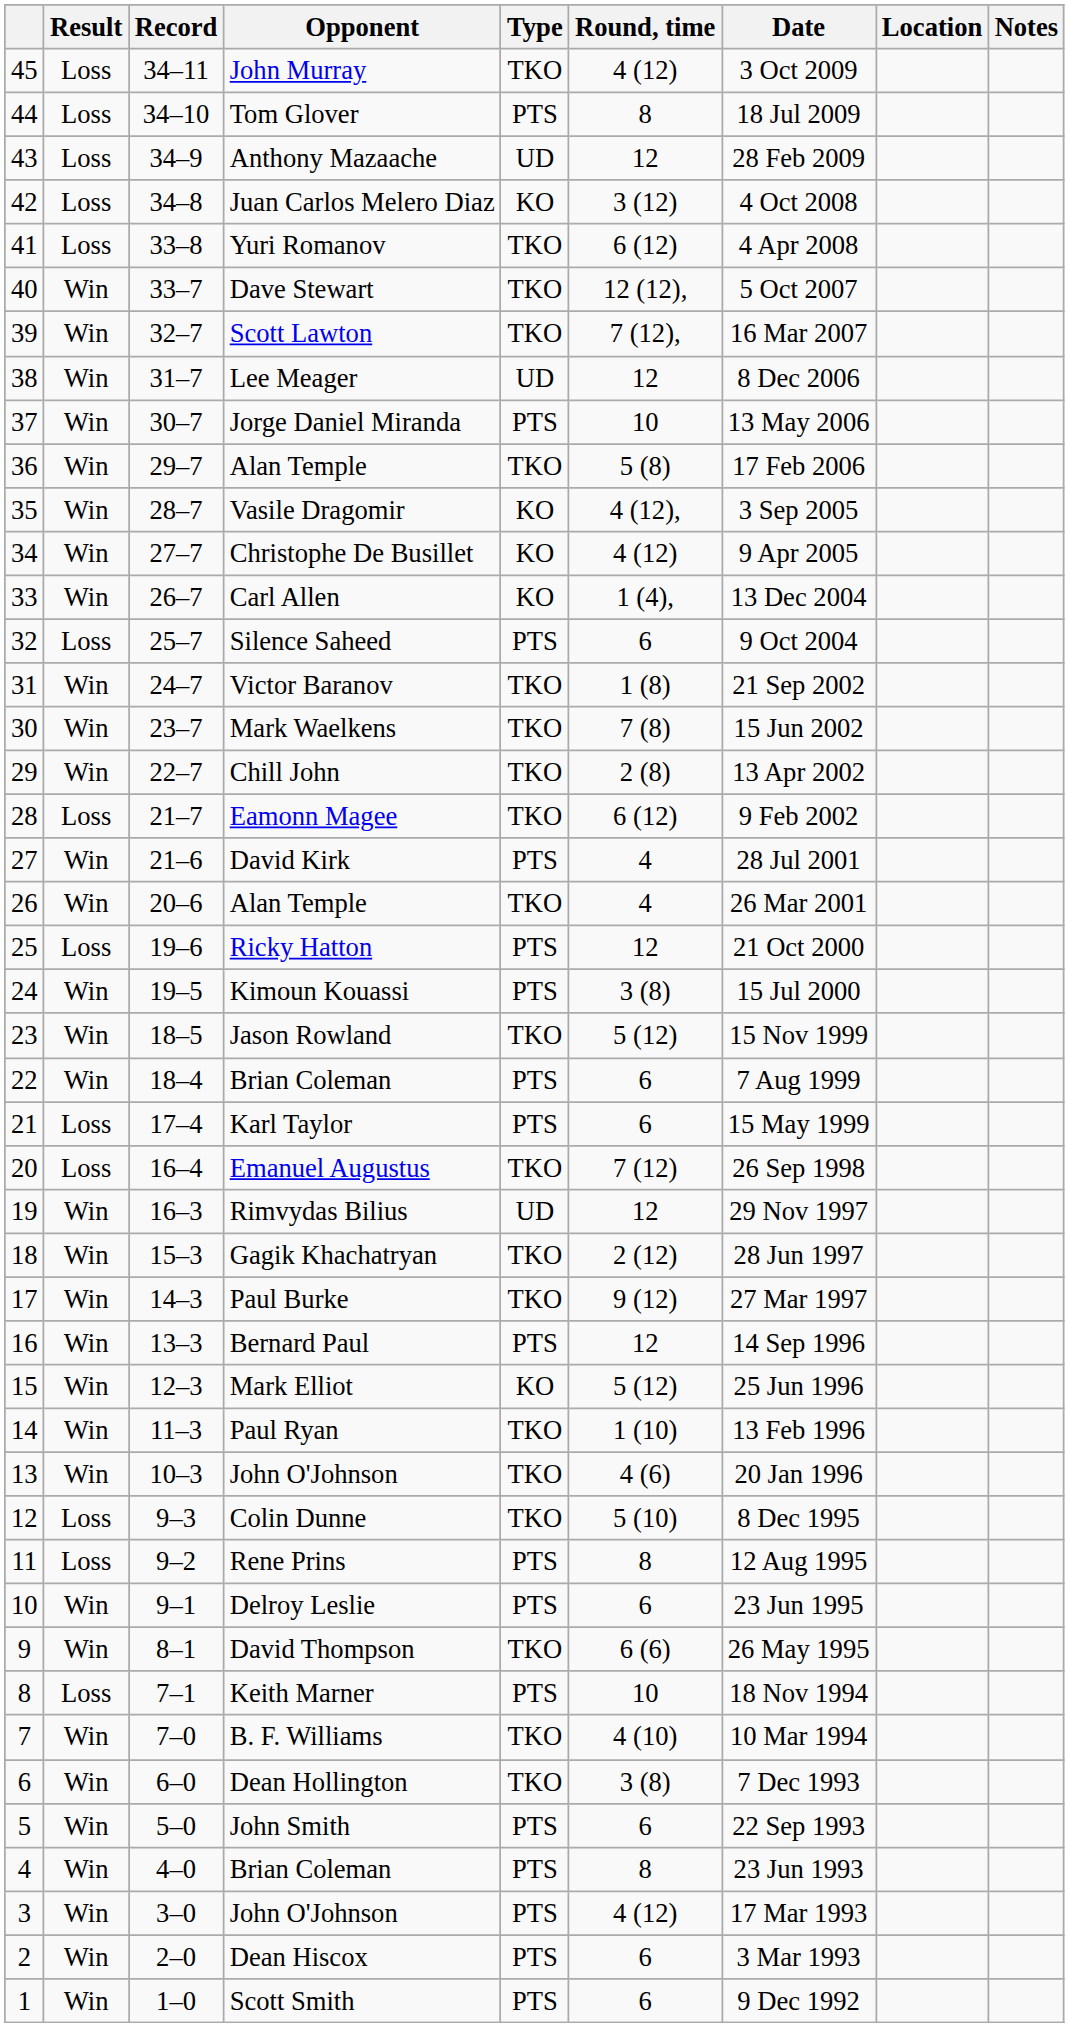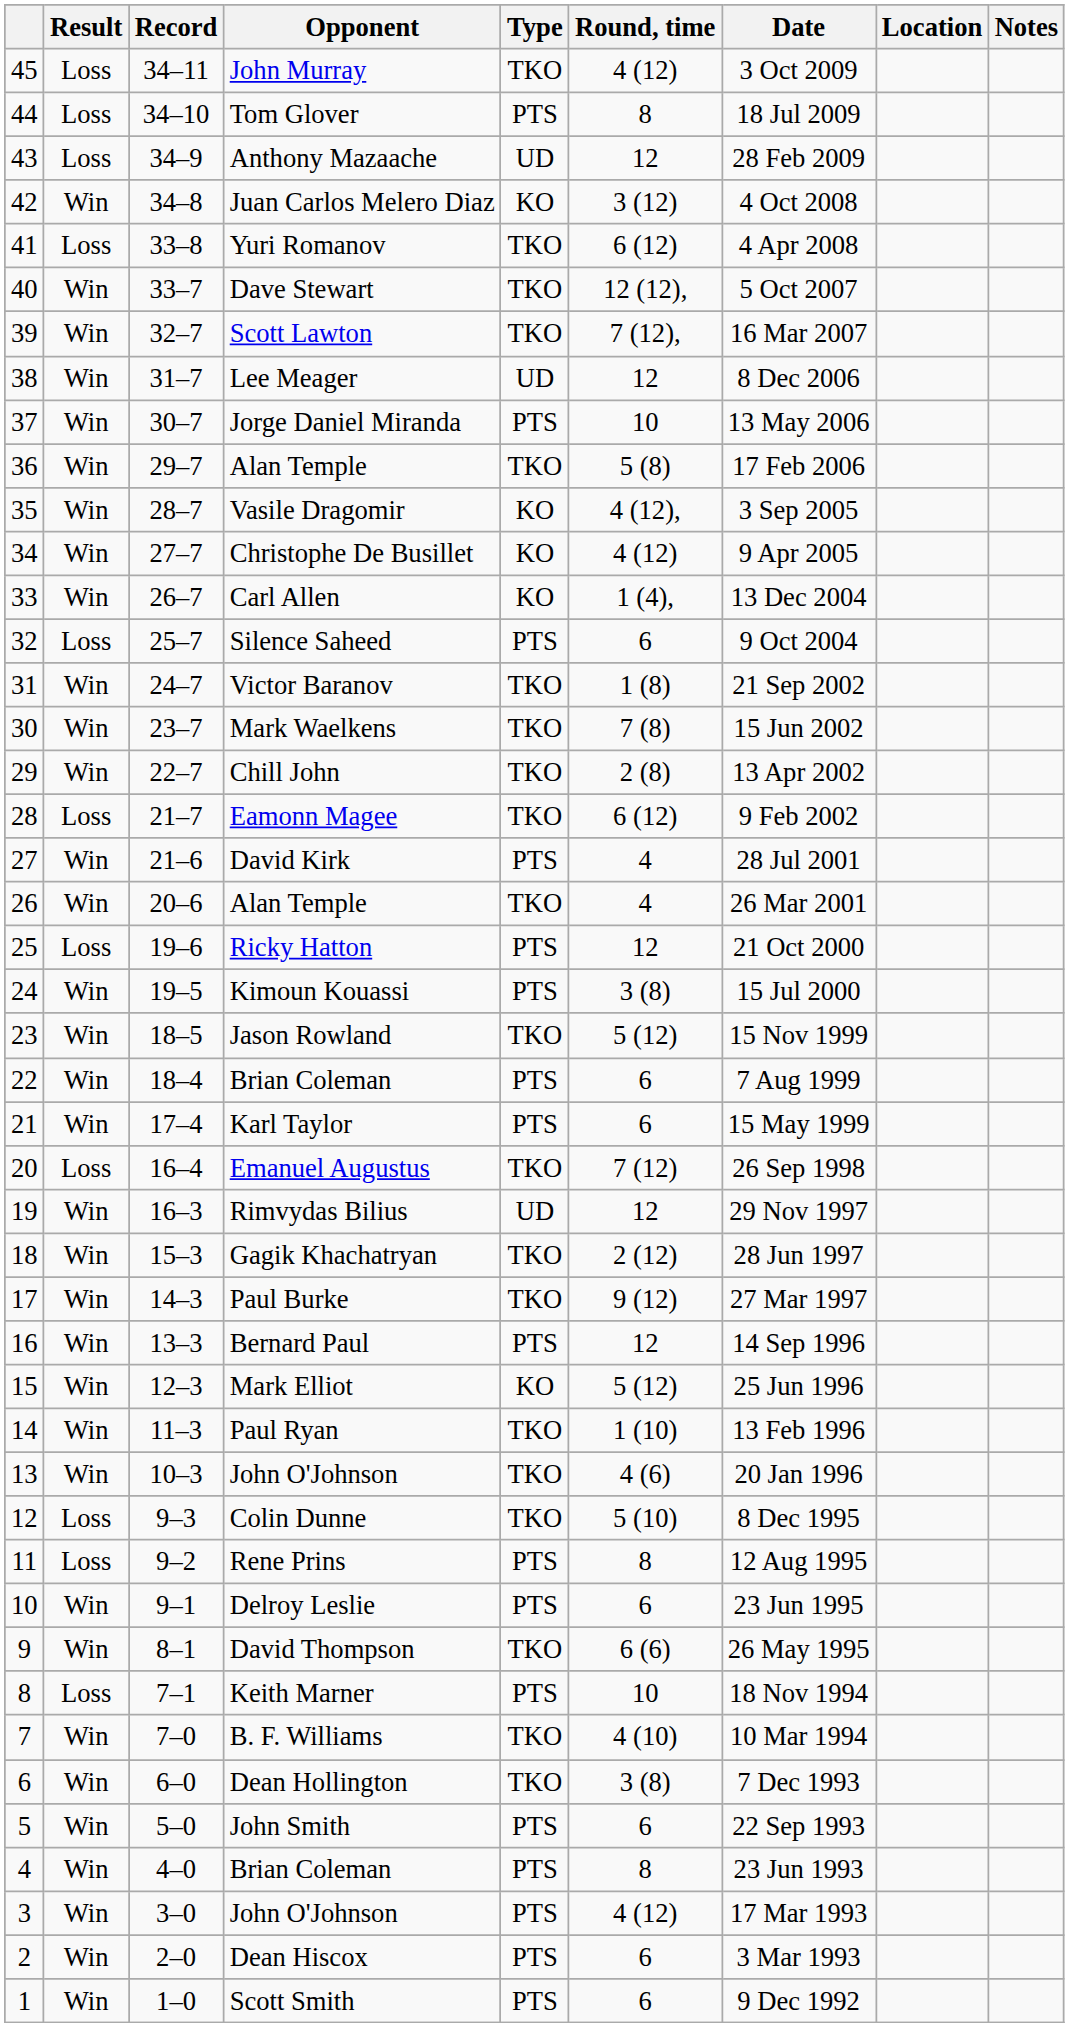(86, 202) Loss -> (86, 202) Win
(86, 1123) Loss -> (86, 1123) Win
